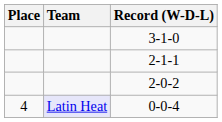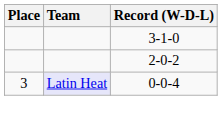- row: (164, 60)
(24, 106) 4 -> (24, 83) 3
